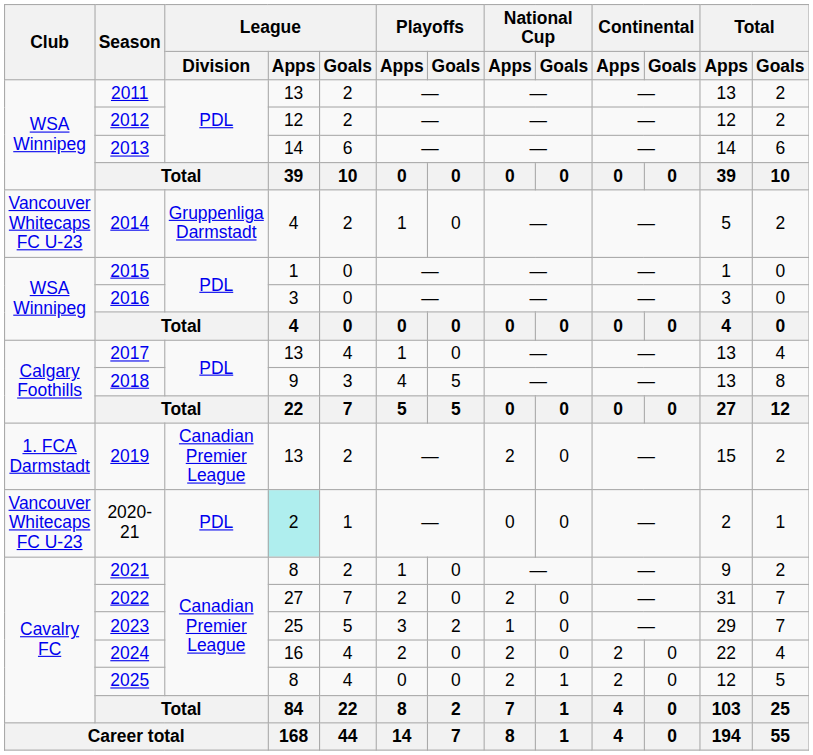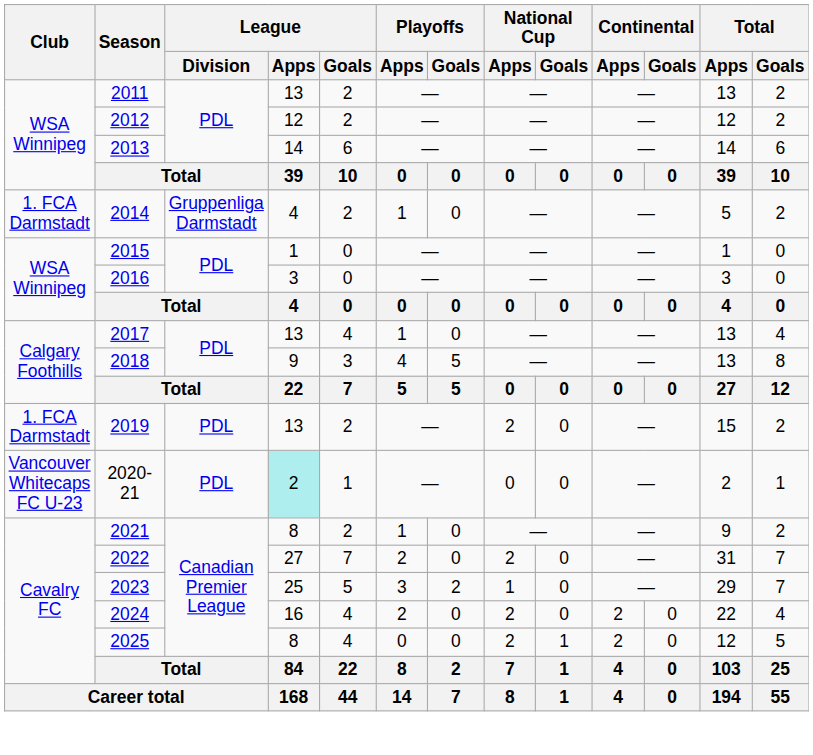(50, 223) Vancouver Whitecaps FC U-23 -> (50, 213) 1. FCA Darmstadt
(216, 456) Canadian Premier League -> (216, 426) PDL
